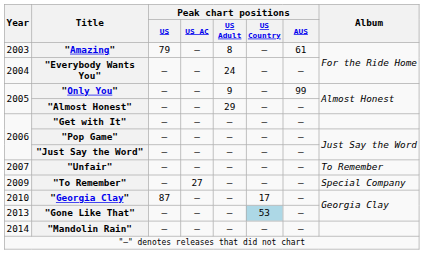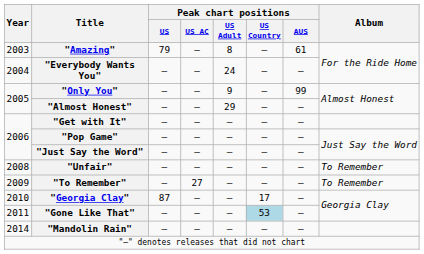(18, 167) 2007 -> (18, 167) 2008
(363, 183) Special Company -> (352, 183) To Remember
(18, 213) 2013 -> (18, 213) 2011
